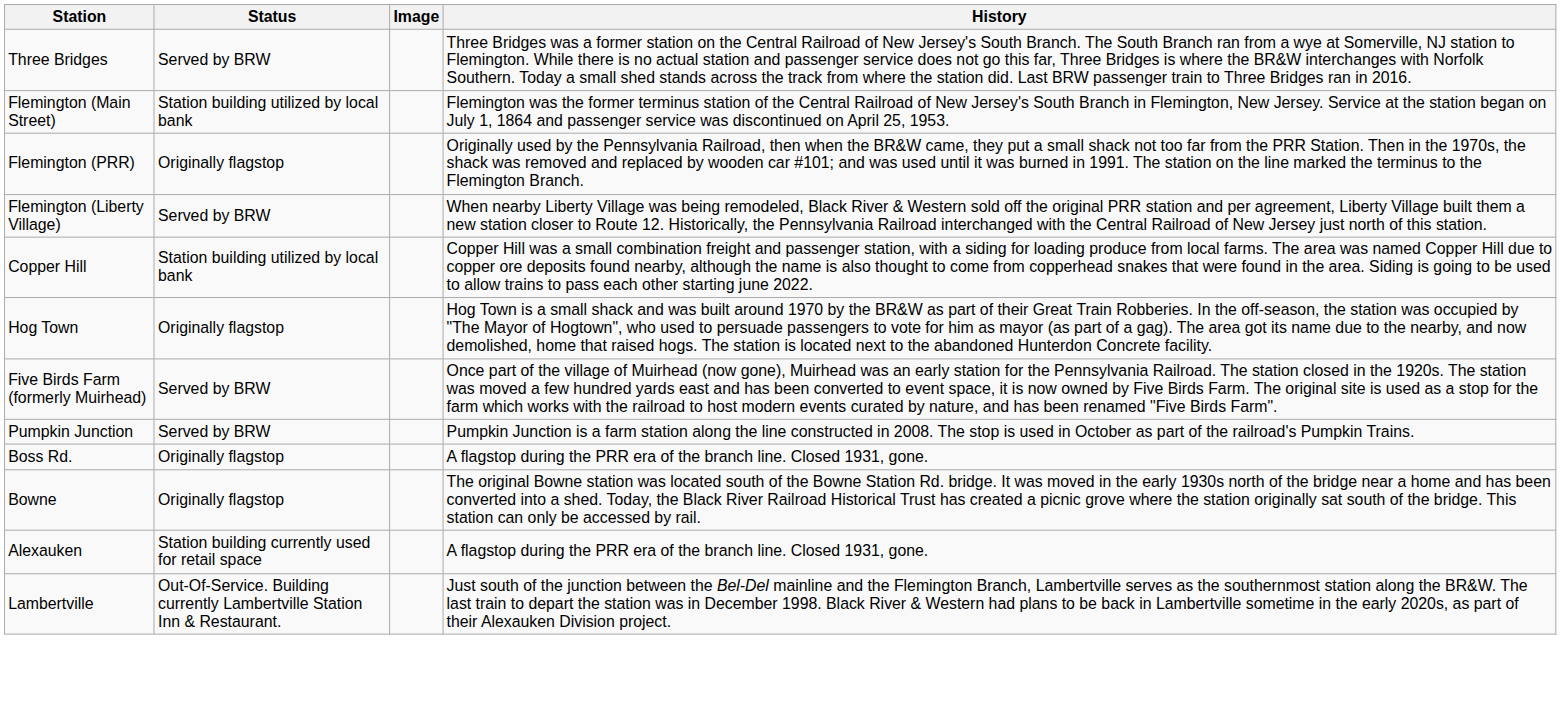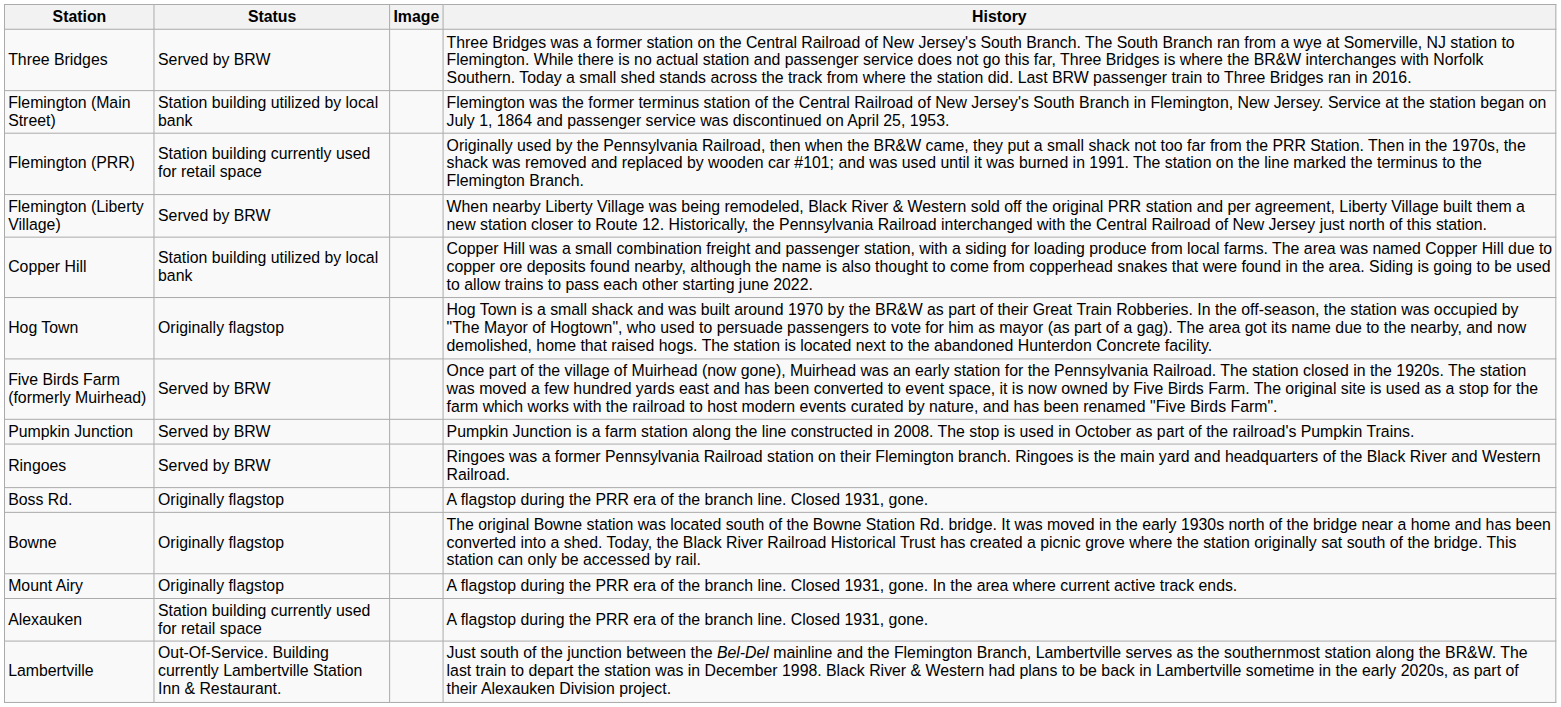(221, 163) Originally flagstop -> (264, 163) Station building currently used for retail space
+ row: (37, 465)
+ row: (46, 585)
